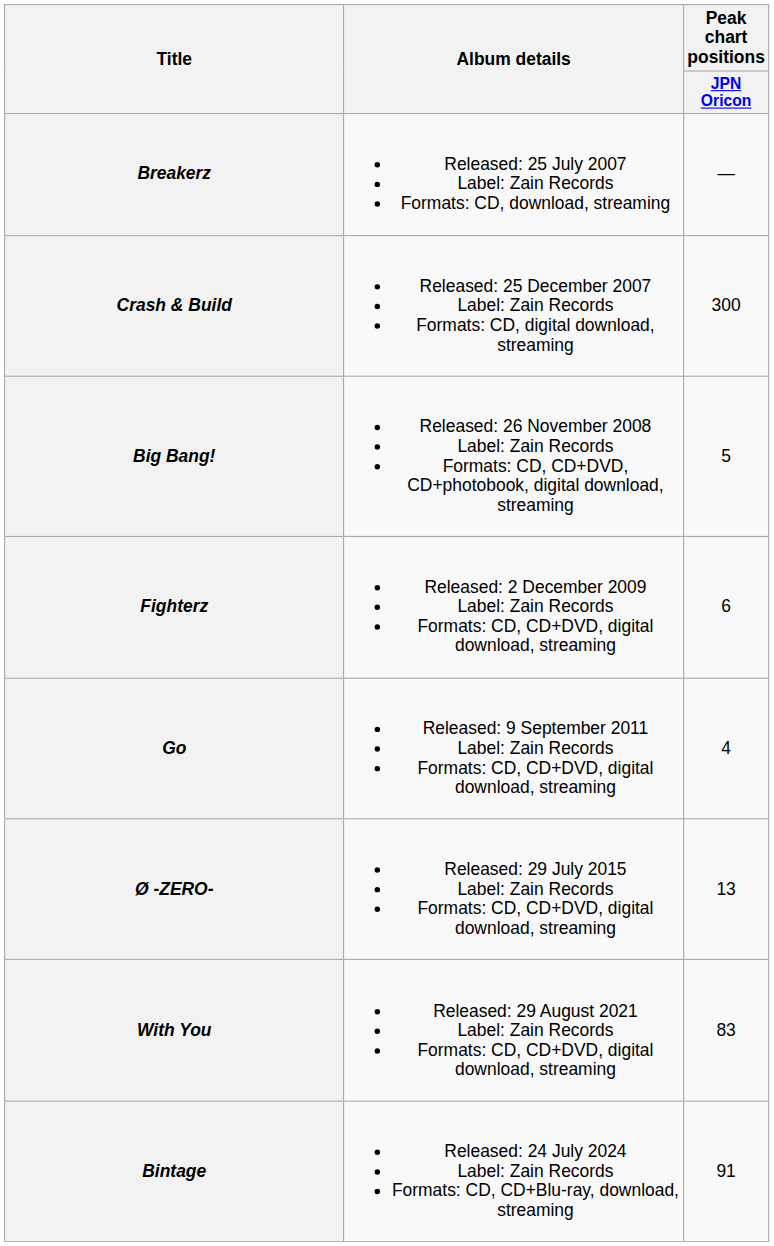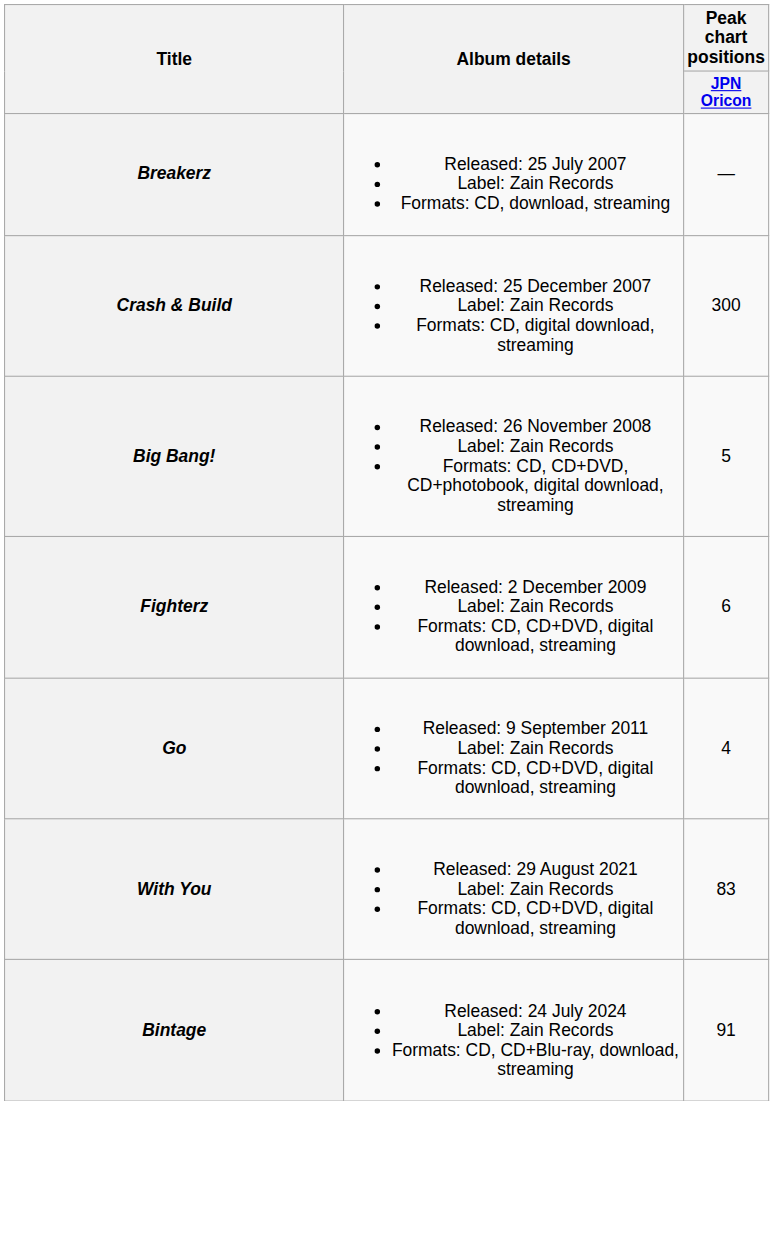- row: (174, 889)
